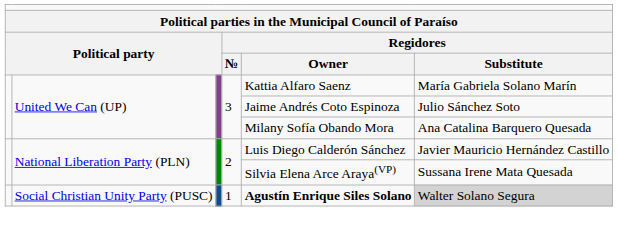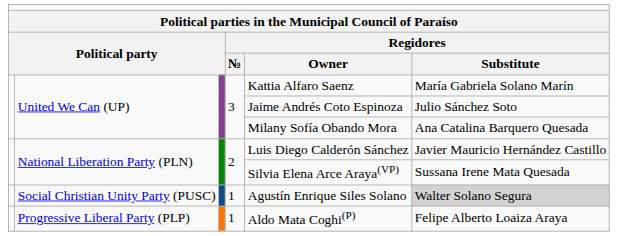(328, 195) bold -> (327, 195) normal
+ row: (104, 218)
